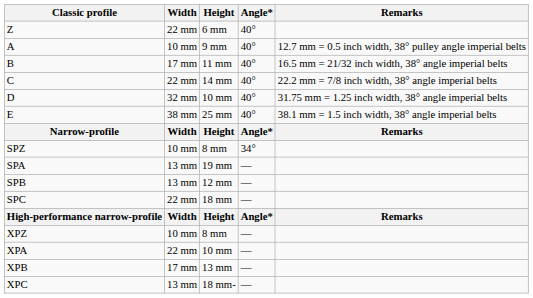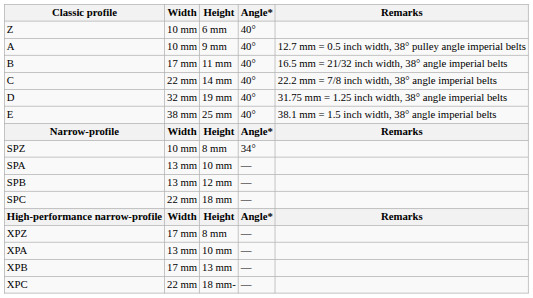(182, 30) 22 mm -> (182, 30) 10 mm
(217, 98) 10 mm -> (217, 98) 19 mm
(217, 166) 19 mm -> (217, 166) 10 mm
(182, 234) 10 mm -> (182, 234) 17 mm
(182, 251) 22 mm -> (182, 251) 13 mm
(182, 285) 13 mm -> (182, 285) 22 mm
